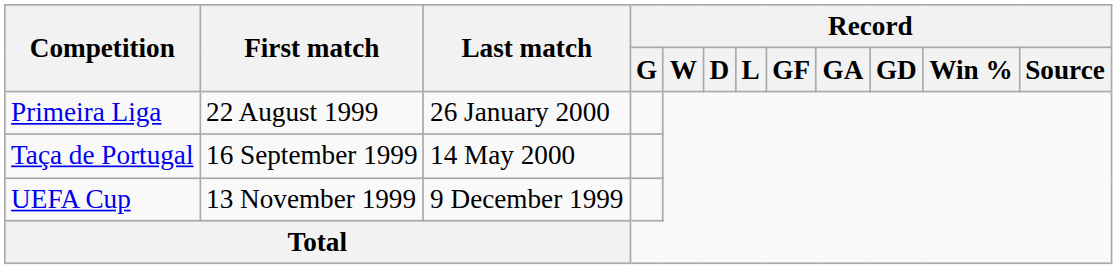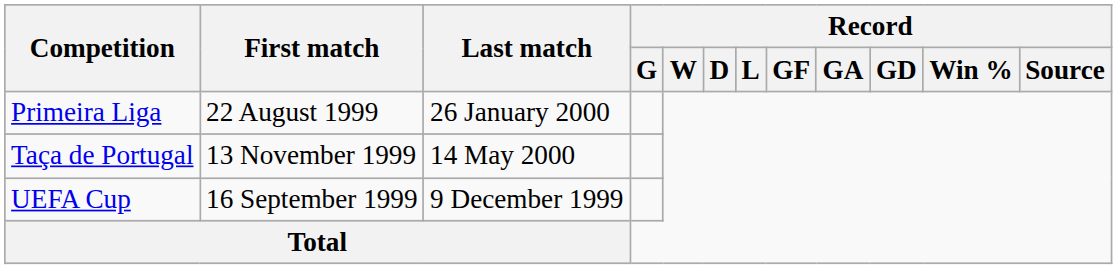(312, 155) 16 September 1999 -> (311, 155) 13 November 1999
(311, 198) 13 November 1999 -> (312, 198) 16 September 1999
